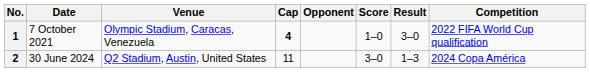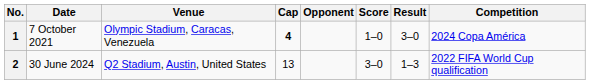(482, 36) 2022 FIFA World Cup qualification -> (478, 36) 2024 Copa América
(288, 59) 11 -> (288, 65) 13
(478, 59) 2024 Copa América -> (482, 65) 2022 FIFA World Cup qualification
